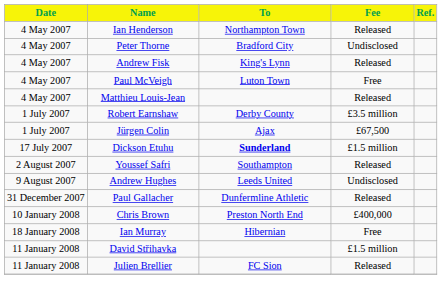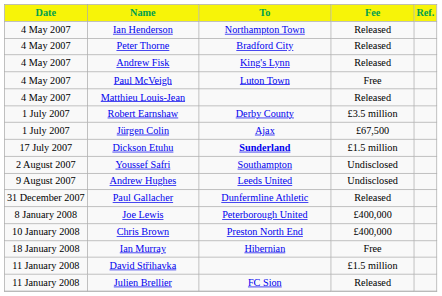(373, 47) Undisclosed -> (373, 47) Released
(373, 165) Released -> (373, 165) Undisclosed
+ row: (143, 215)
